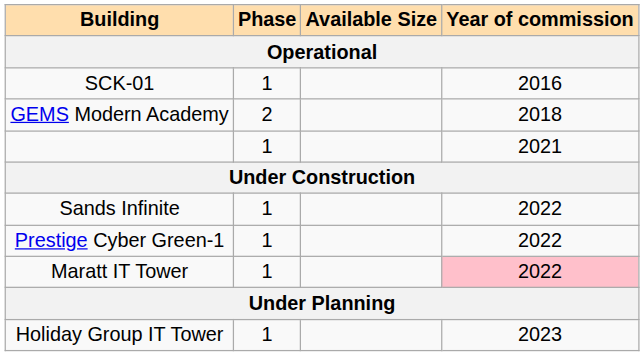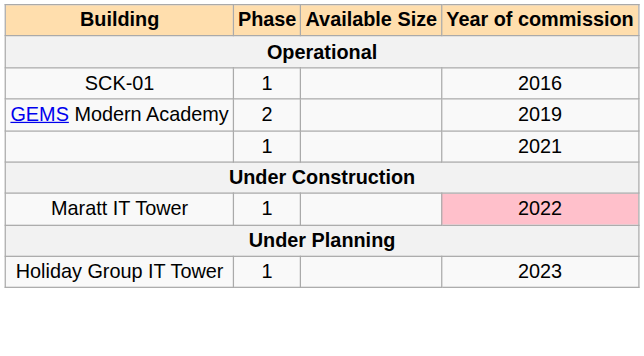(540, 114) 2018 -> (540, 114) 2019
- row: (120, 209)
- row: (120, 240)
